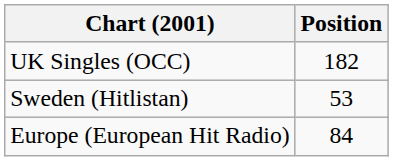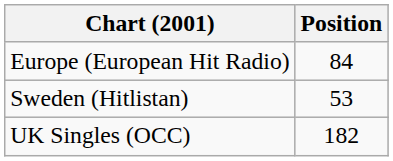rows swapped: (150, 135) <-> (100, 60)
